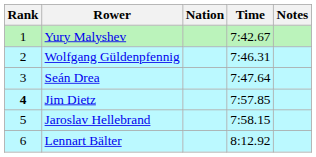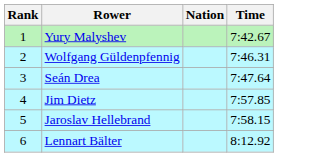- column: (292, 15)
(23, 99) bold -> (23, 99) normal
